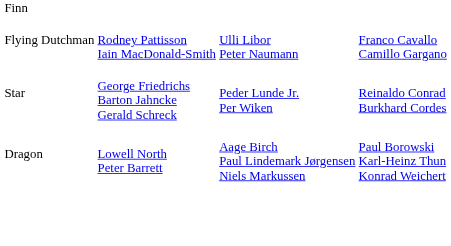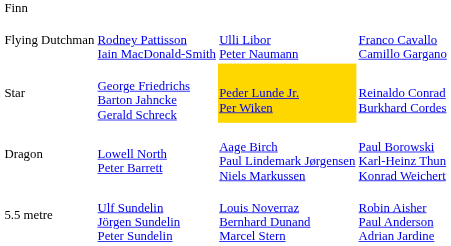(259, 100) no background -> (259, 100) gold background
+ row: (29, 214)
